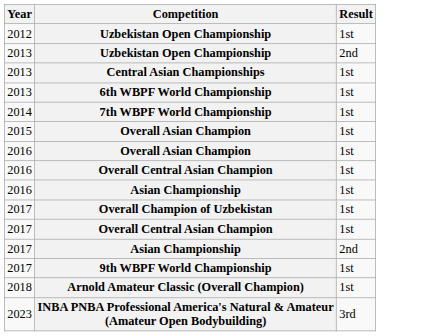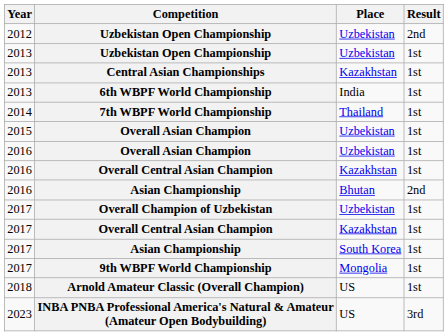+ column: (370, 14)
(347, 33) 1st -> (416, 33) 2nd
(349, 53) 2nd -> (414, 53) 1st
(347, 190) 1st -> (416, 190) 2nd
(349, 248) 2nd -> (414, 248) 1st
